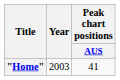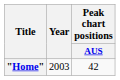(93, 67) 41 -> (93, 67) 42
